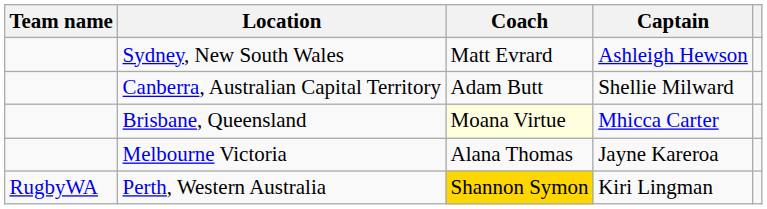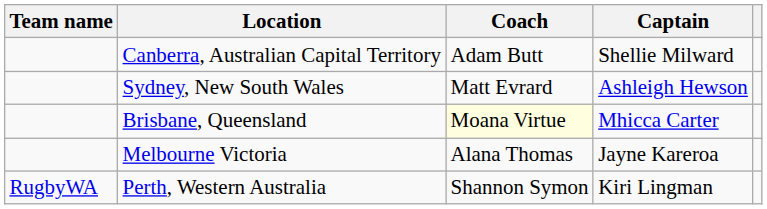rows swapped: (282, 87) <-> (233, 54)
(520, 187) gold background -> (520, 187) no background
